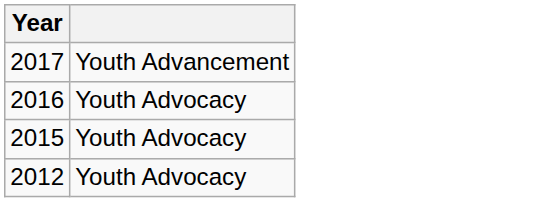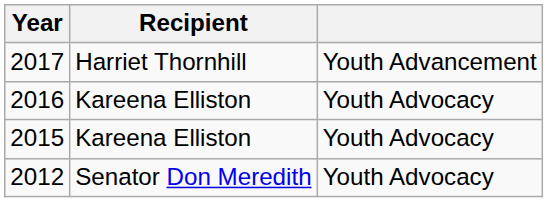+ column: (193, 23)
